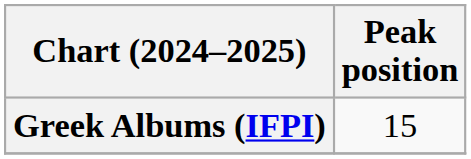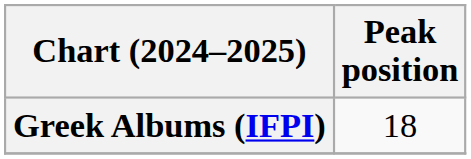(400, 125) 15 -> (400, 125) 18
